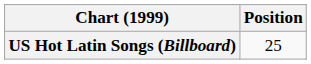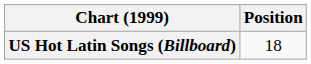(273, 45) 25 -> (273, 45) 18
